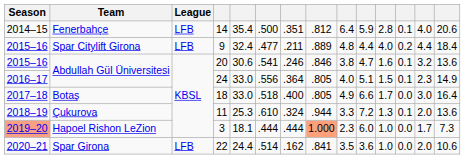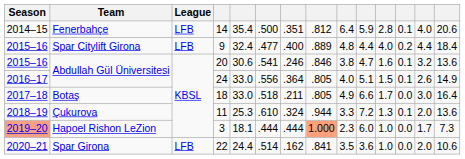(293, 46) .211 -> (293, 46) .400
(425, 79) 2.3 -> (425, 79) 2.6
(293, 96) .400 -> (293, 96) .211
